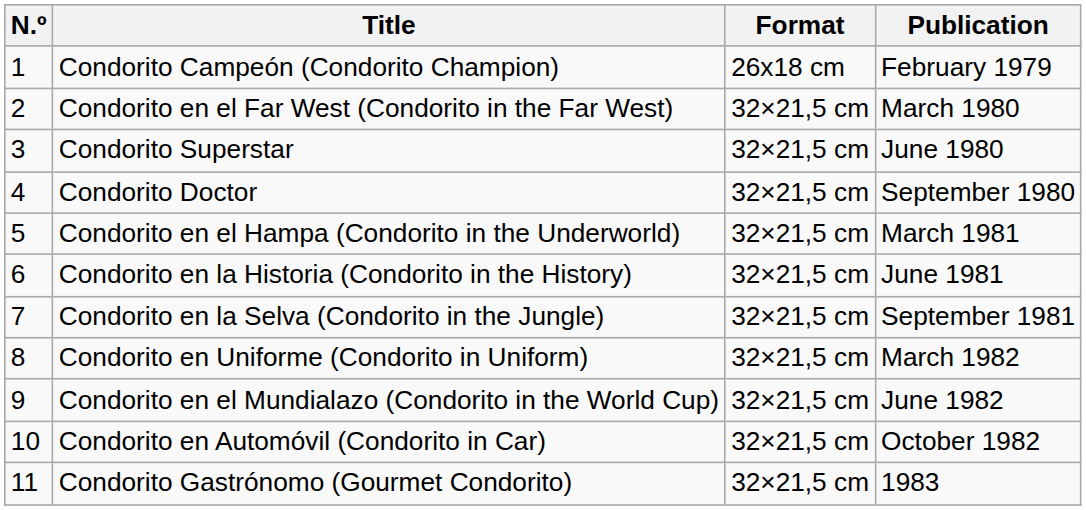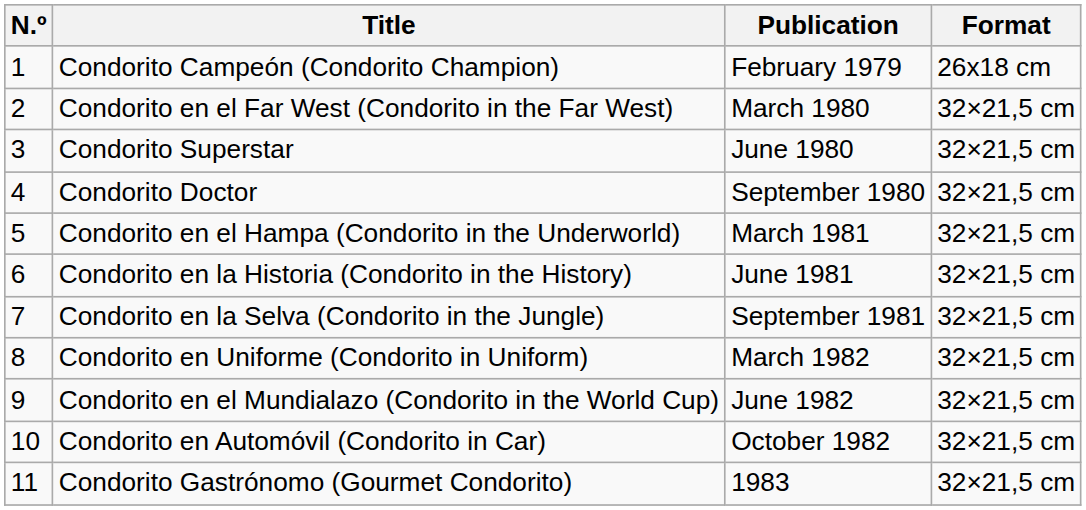columns swapped: (978, 25) <-> (800, 25)
